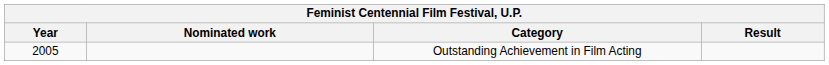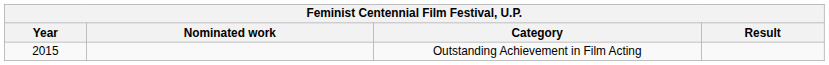(45, 51) 2005 -> (45, 51) 2015
